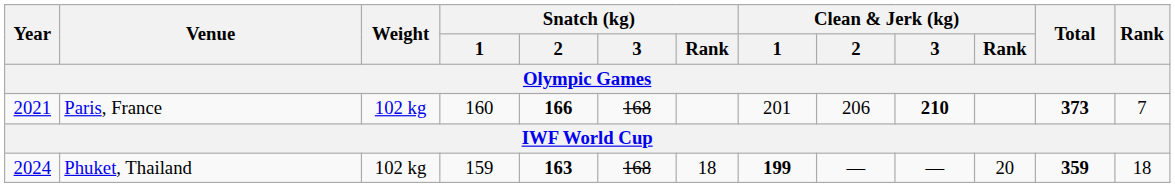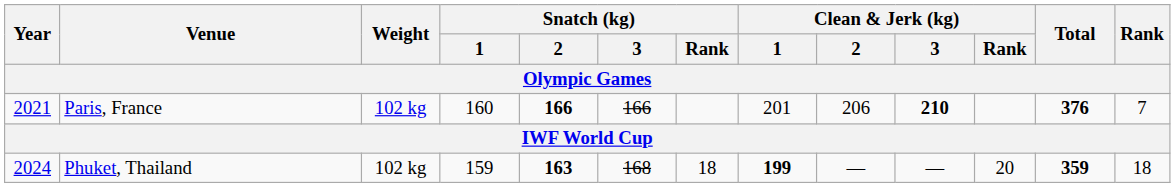(637, 108) 168 -> (637, 108) 166
(1075, 108) 373 -> (1075, 108) 376
